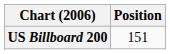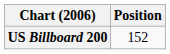(138, 37) 151 -> (138, 37) 152
